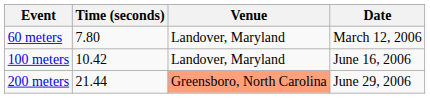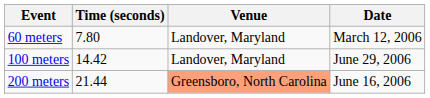(91, 59) 10.42 -> (91, 59) 14.42
(372, 59) June 16, 2006 -> (372, 59) June 29, 2006
(372, 81) June 29, 2006 -> (372, 81) June 16, 2006
